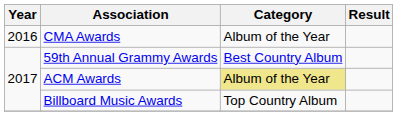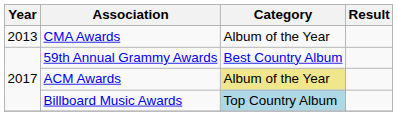(22, 36) 2016 -> (22, 36) 2013
(280, 100) no background -> (280, 100) lightblue background
